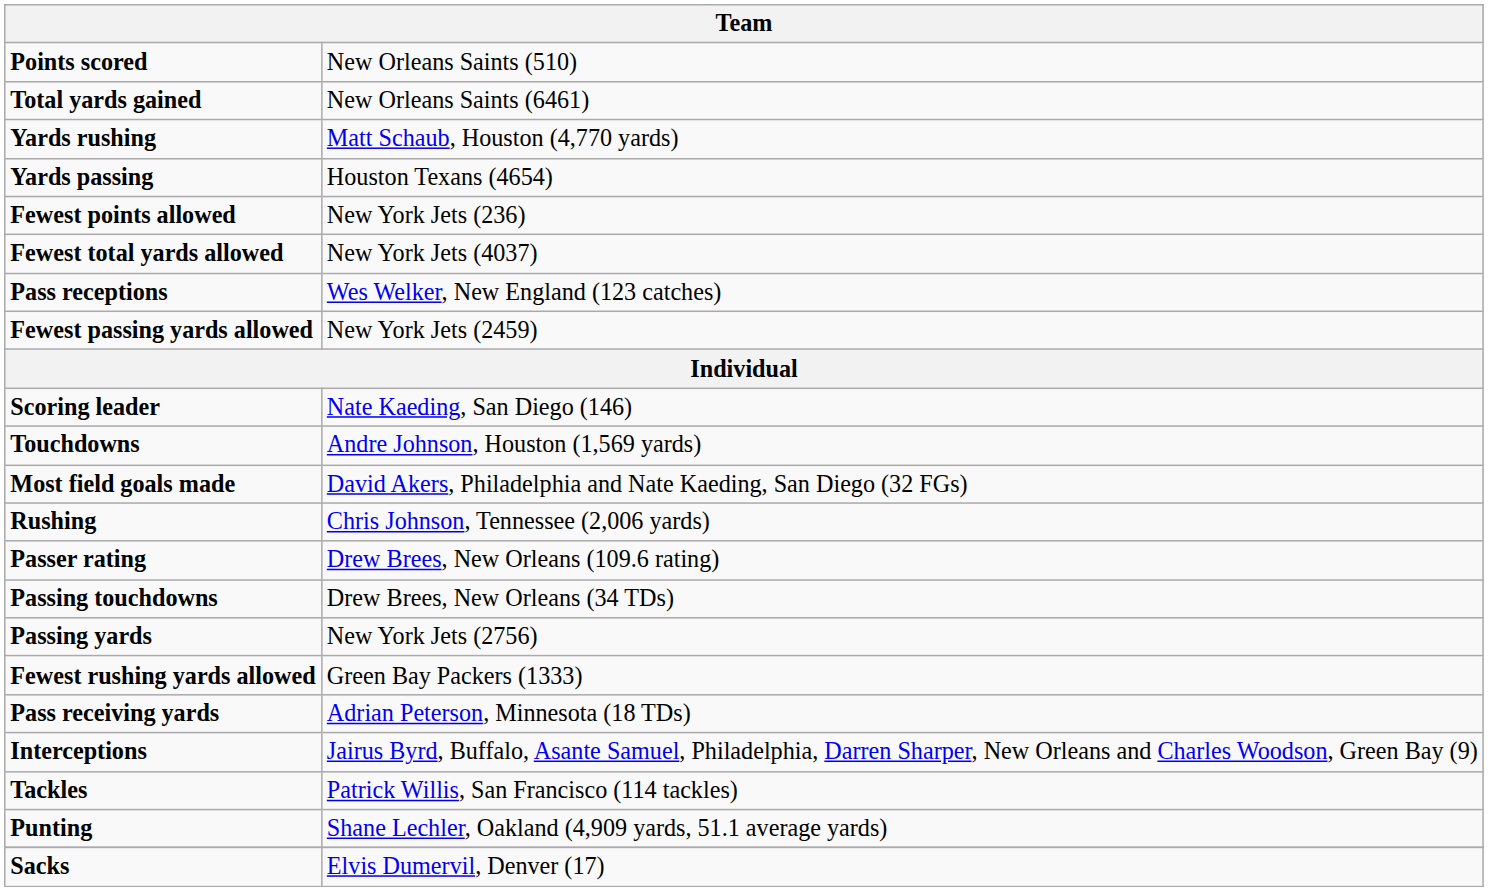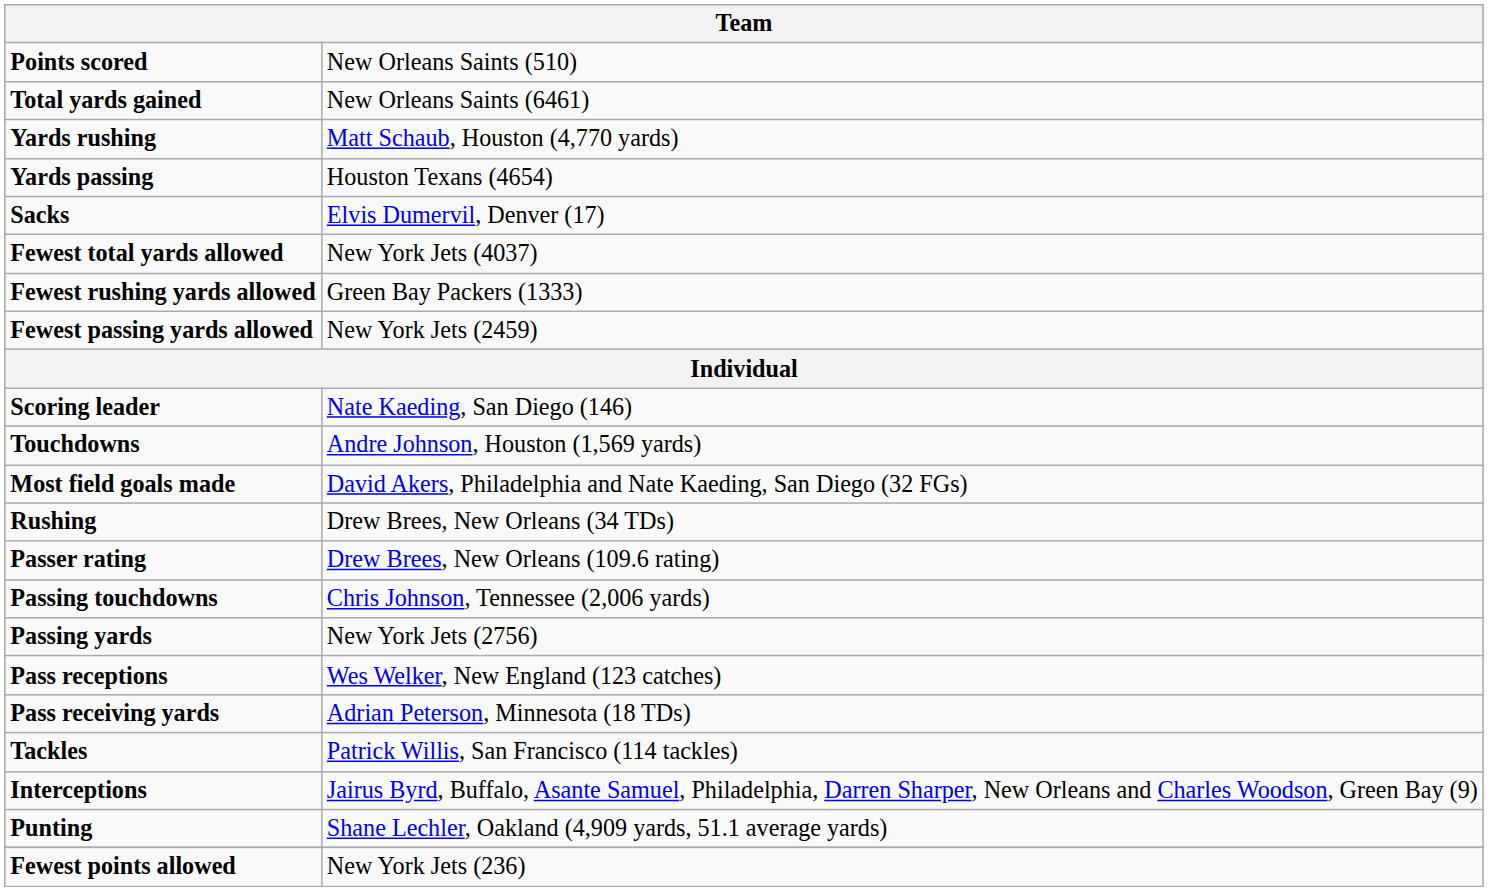rows swapped: (123, 215) <-> (40, 866)
rows swapped: (163, 675) <-> (89, 291)
(518, 521) Chris Johnson, Tennessee (2,006 yards) -> (500, 521) Drew Brees, New Orleans (34 TDs)
(500, 598) Drew Brees, New Orleans (34 TDs) -> (518, 598) Chris Johnson, Tennessee (2,006 yards)
rows swapped: (49, 789) <-> (79, 751)
